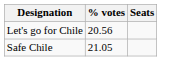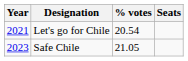+ column: (18, 13)
(100, 30) 20.56 -> (127, 30) 20.54
